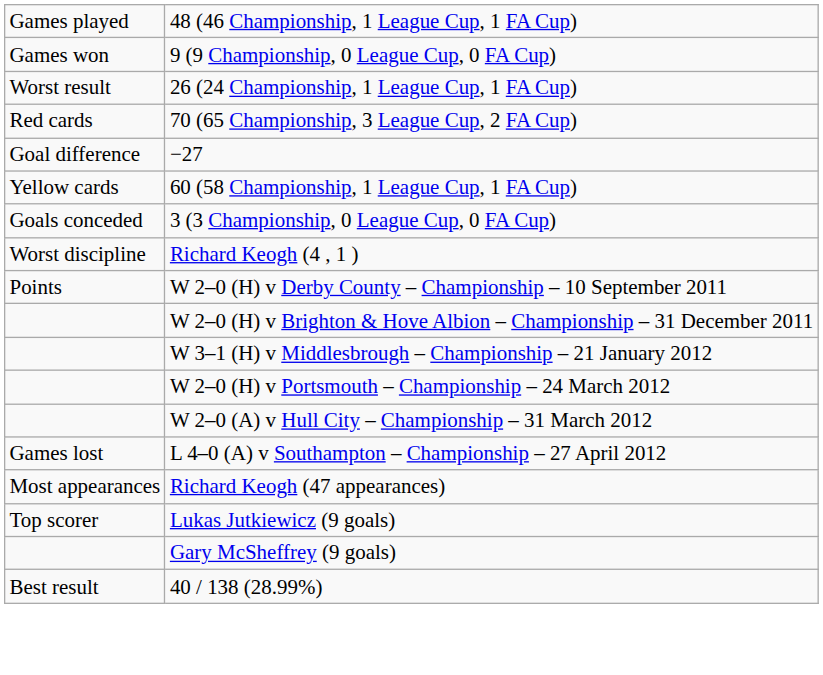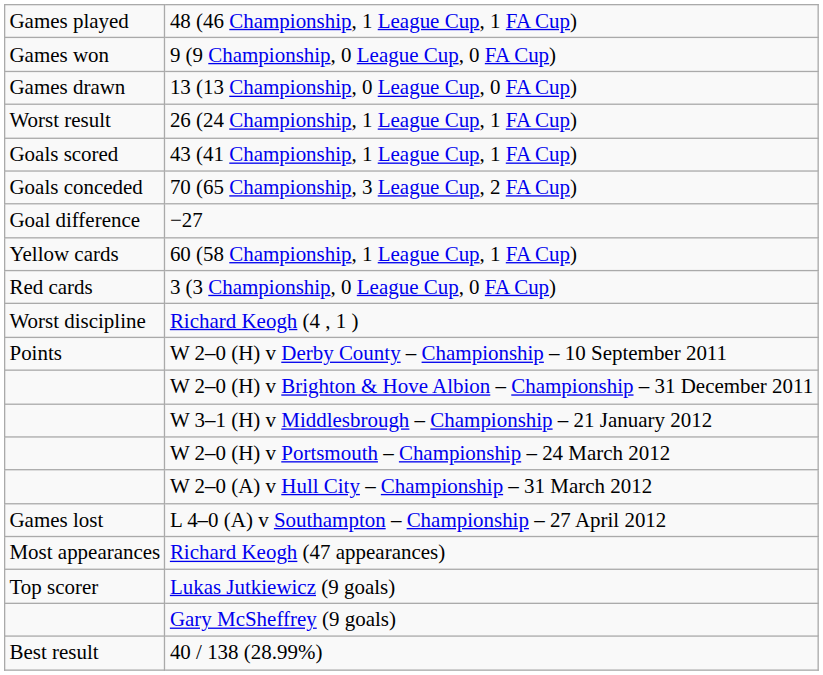+ row: (373, 87)
+ row: (373, 154)
(51, 120) Red cards -> (76, 187) Goals conceded
(76, 220) Goals conceded -> (51, 287) Red cards
